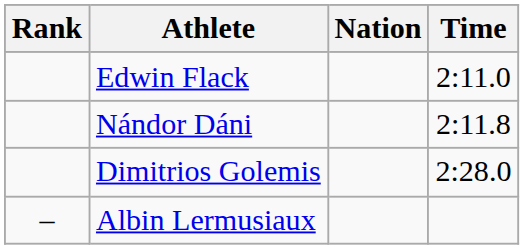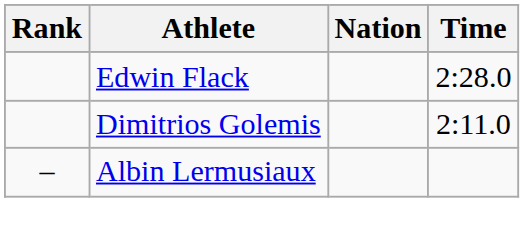(473, 76) 2:11.0 -> (473, 76) 2:28.0
- row: (174, 123)
(473, 171) 2:28.0 -> (473, 123) 2:11.0
